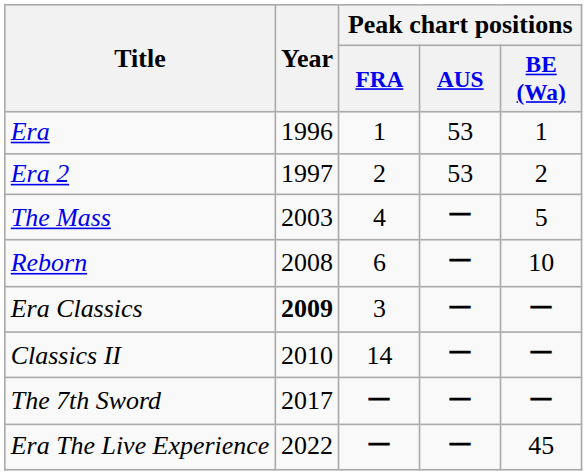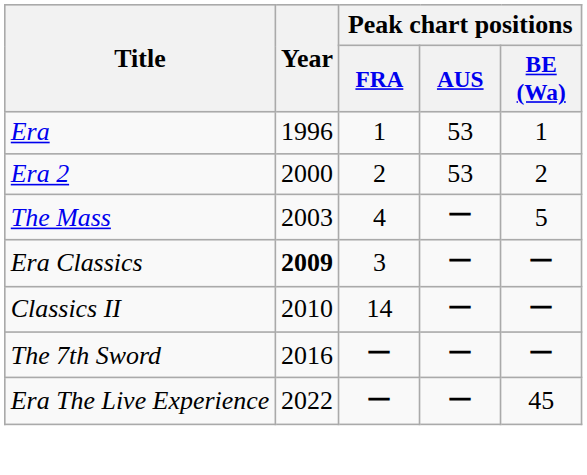(307, 173) 1997 -> (307, 173) 2000
- row: (49, 262)
(307, 400) 2017 -> (307, 354) 2016
